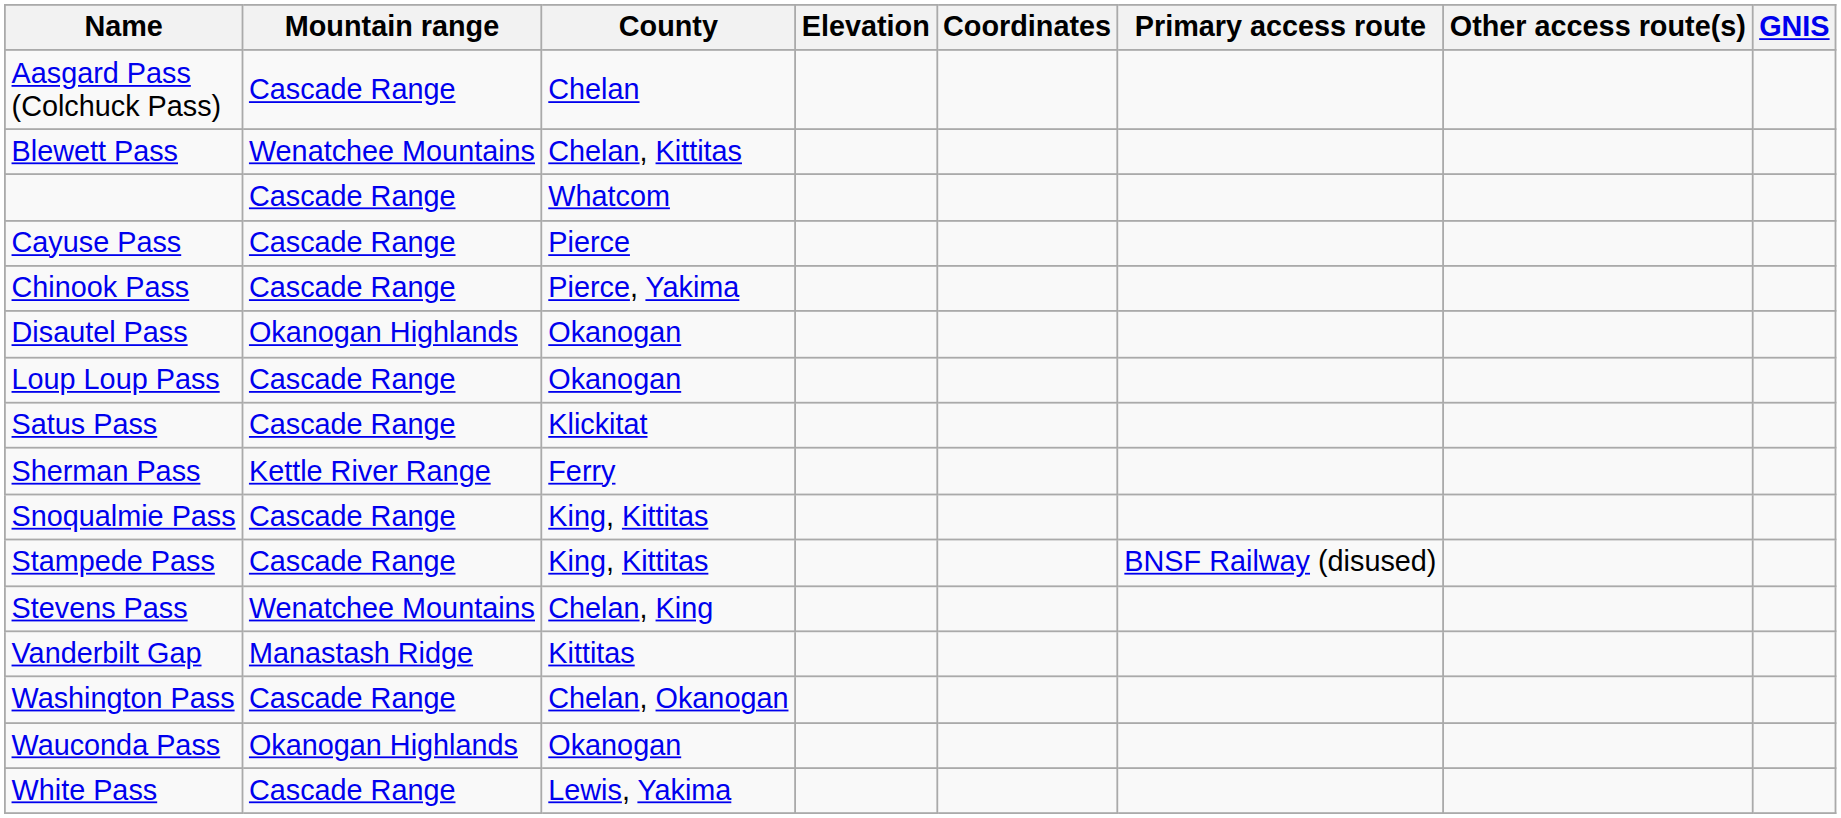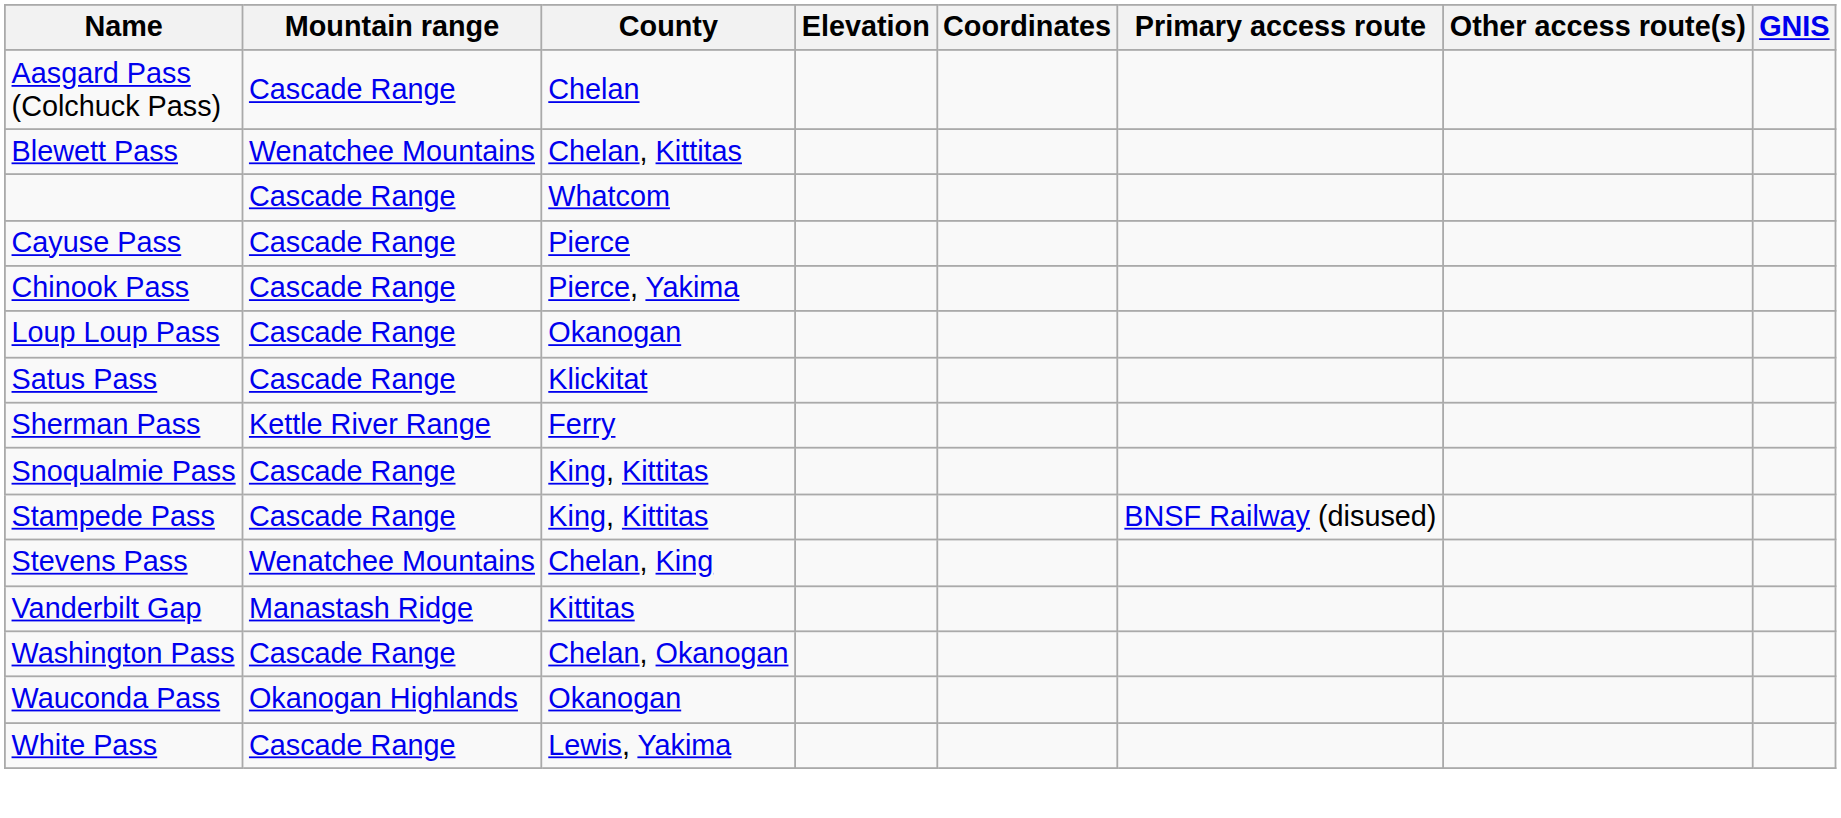- row: (100, 333)
